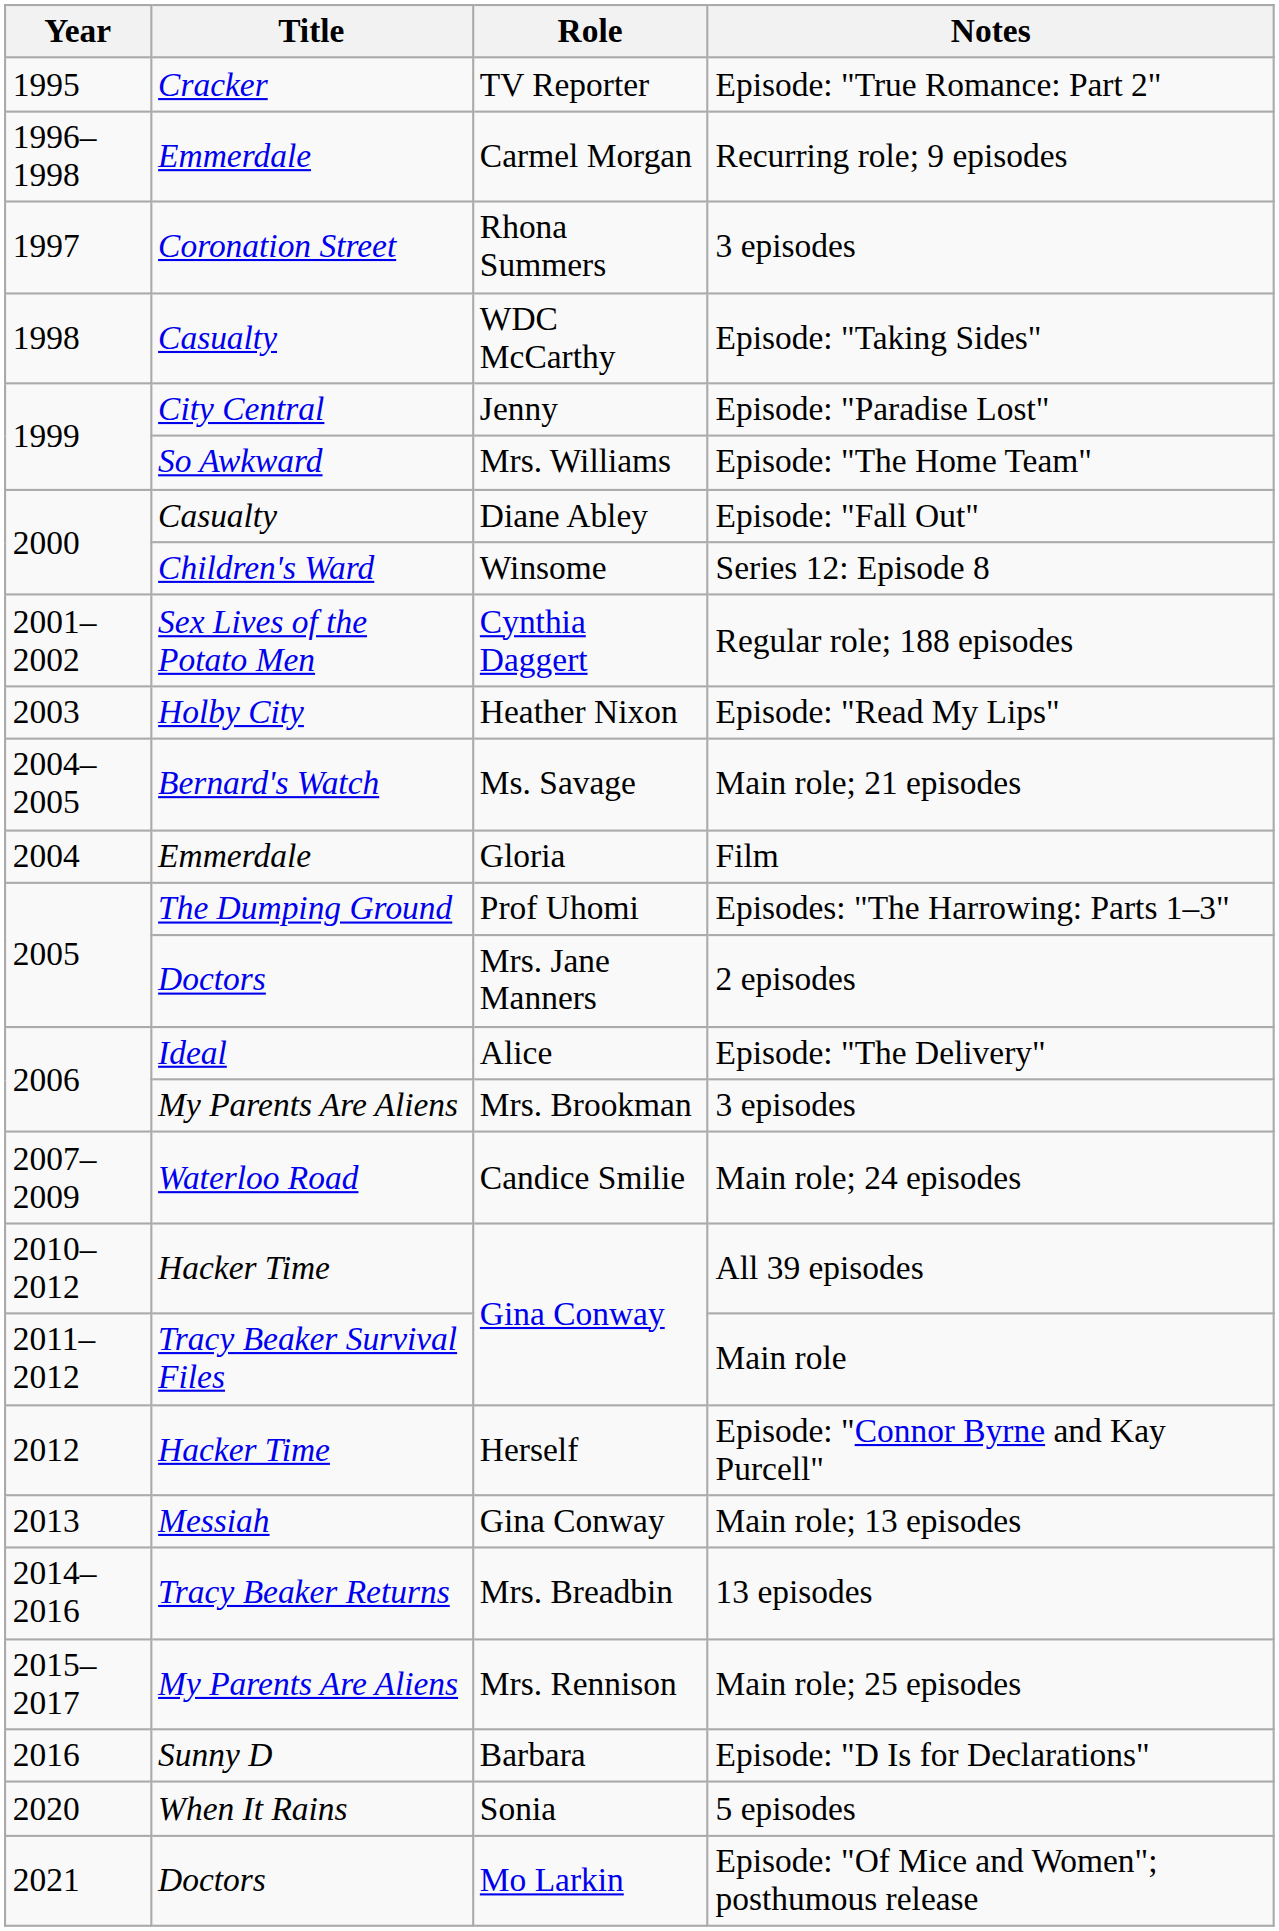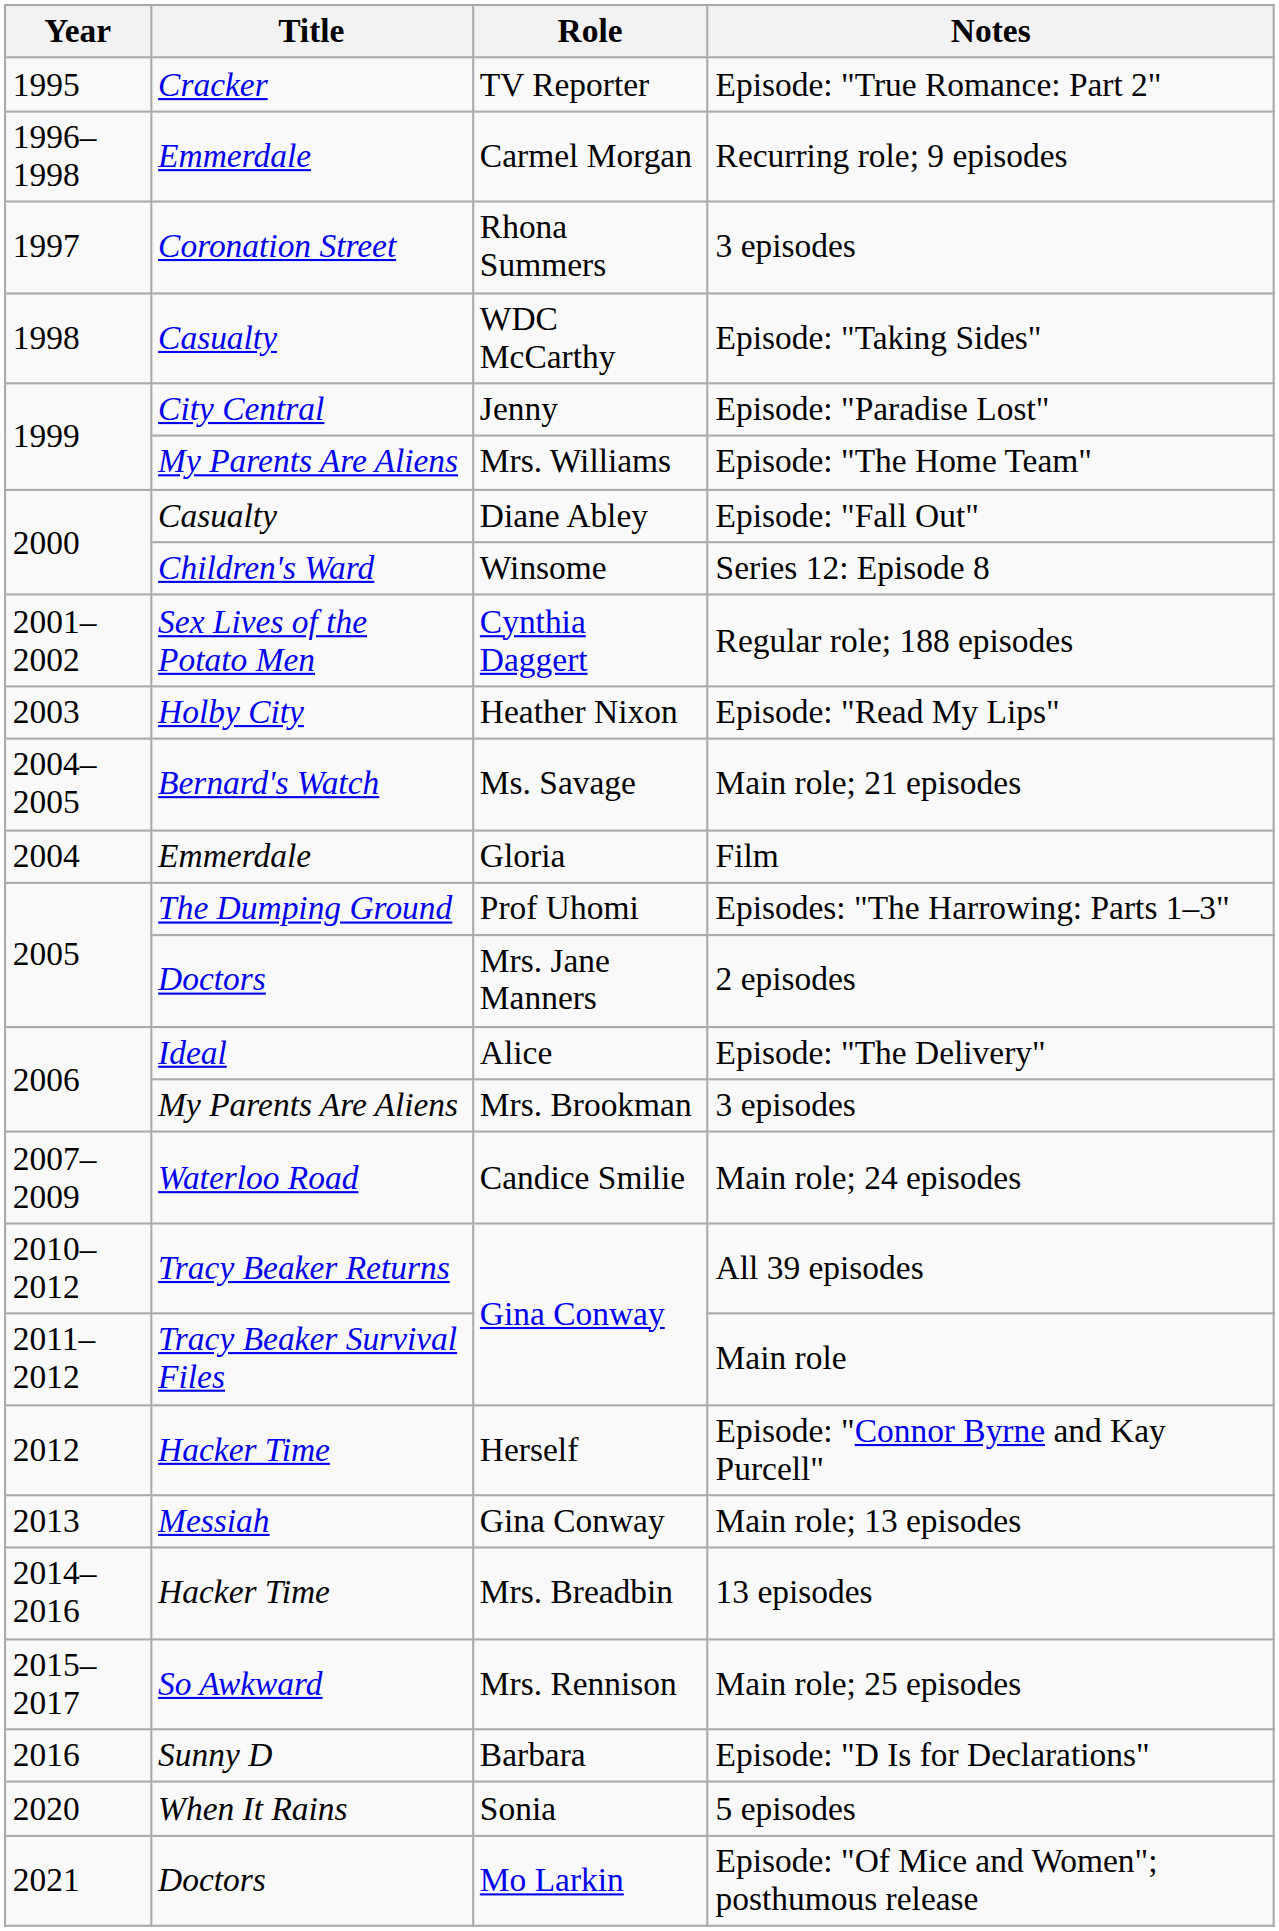(240, 462) So Awkward -> (308, 462) My Parents Are Aliens
(244, 1267) Hacker Time -> (304, 1267) Tracy Beaker Returns
(304, 1592) Tracy Beaker Returns -> (244, 1592) Hacker Time
(308, 1683) My Parents Are Aliens -> (240, 1683) So Awkward
